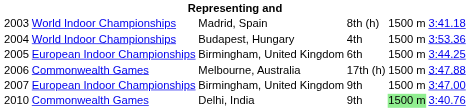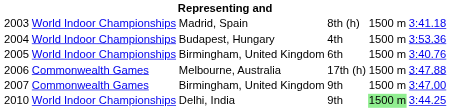(114, 54) European Indoor Championships -> (104, 54) World Indoor Championships
(447, 54) 3:44.25 -> (428, 54) 3:40.76
(114, 85) European Indoor Championships -> (90, 85) Commonwealth Games
(90, 100) Commonwealth Games -> (104, 100) World Indoor Championships
(447, 100) 3:40.76 -> (428, 100) 3:44.25
